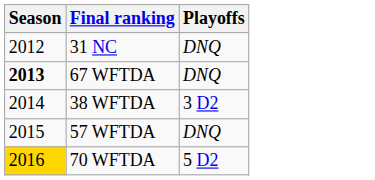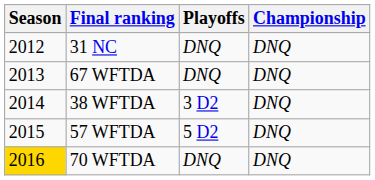+ column: (309, 18)
(27, 75) bold -> (27, 75) normal
(202, 132) DNQ -> (201, 132) 5 D2
(201, 160) 5 D2 -> (202, 160) DNQ
